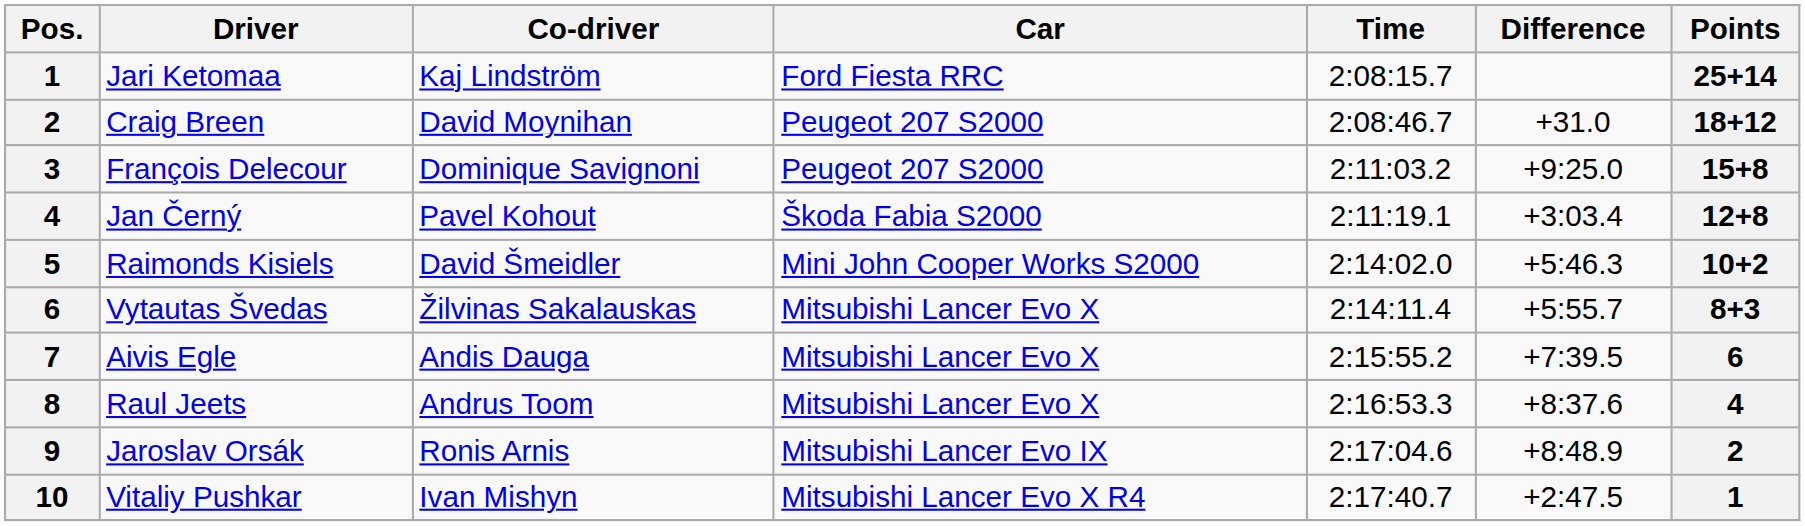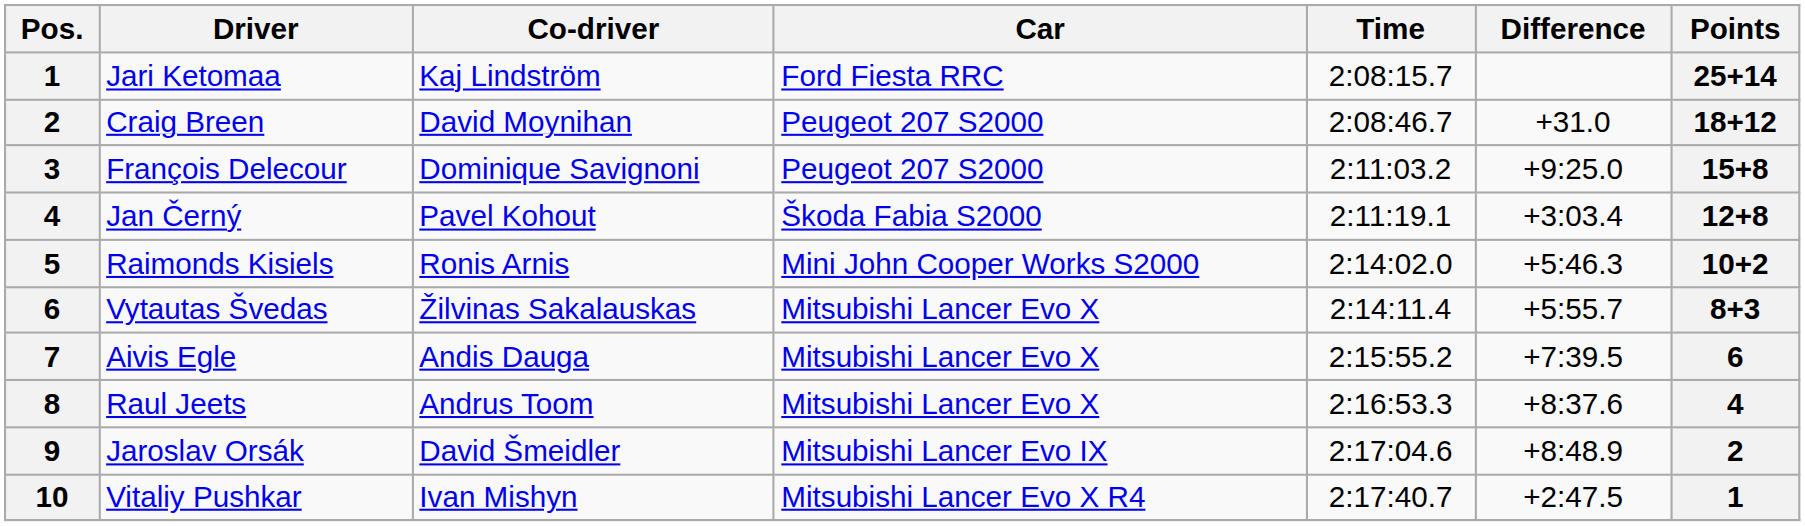(520, 263) David Šmeidler -> (494, 263) Ronis Arnis
(494, 451) Ronis Arnis -> (520, 451) David Šmeidler
